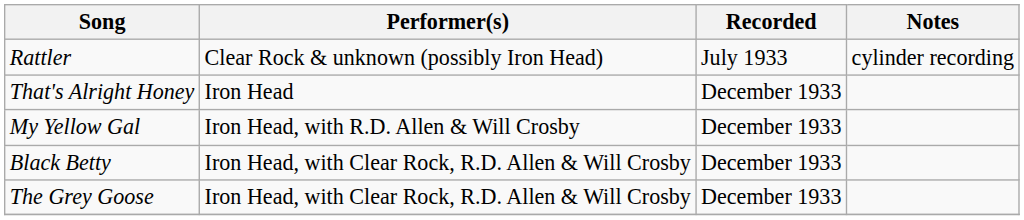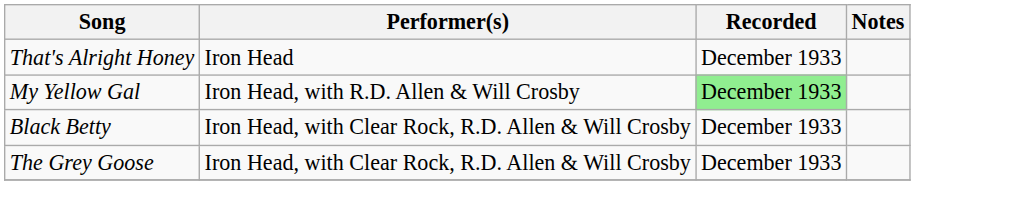- row: (40, 57)
(771, 127) no background -> (771, 92) lightgreen background
